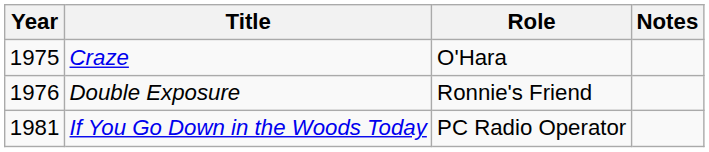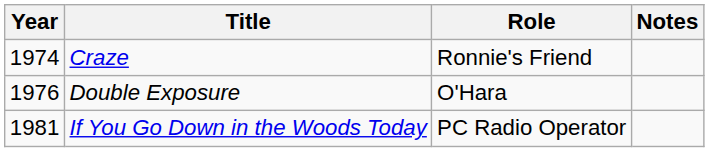(35, 57) 1975 -> (35, 57) 1974
(472, 57) O'Hara -> (515, 57) Ronnie's Friend
(515, 92) Ronnie's Friend -> (472, 92) O'Hara
